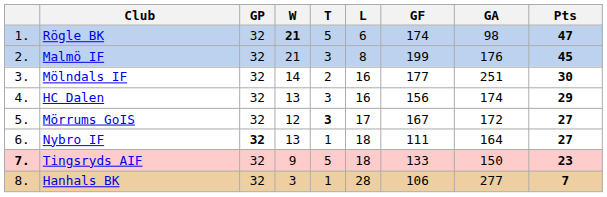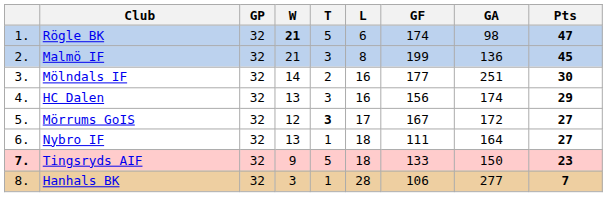(491, 56) 176 -> (491, 56) 136
(257, 139) bold -> (257, 139) normal
